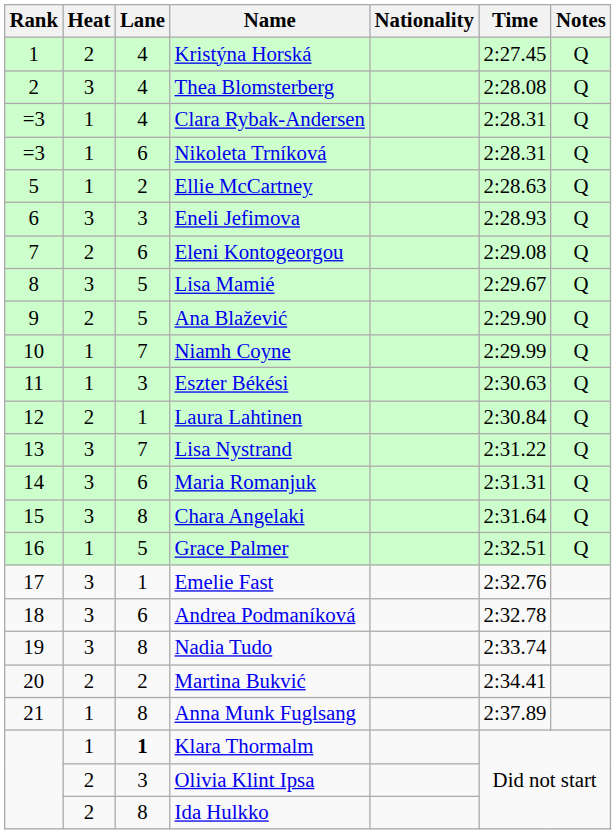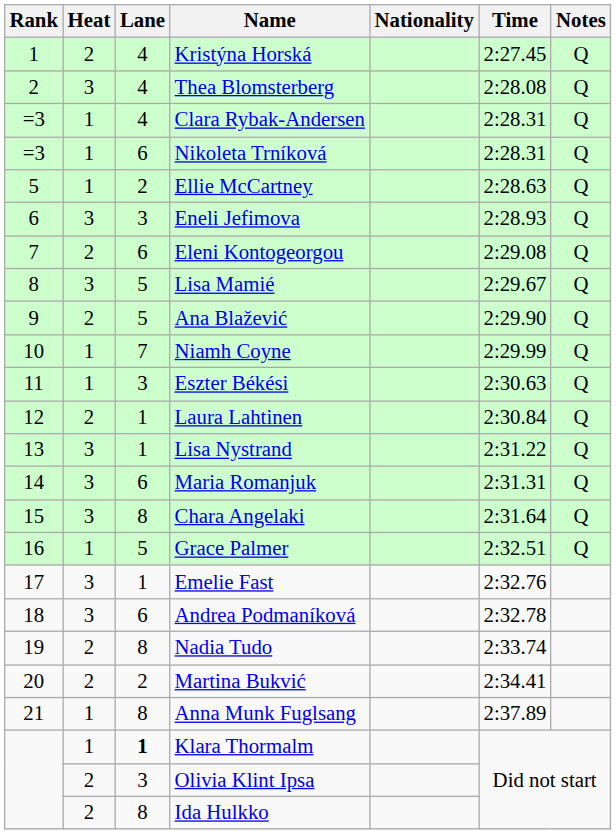(142, 449) 7 -> (142, 449) 1
(89, 647) 3 -> (89, 647) 2
